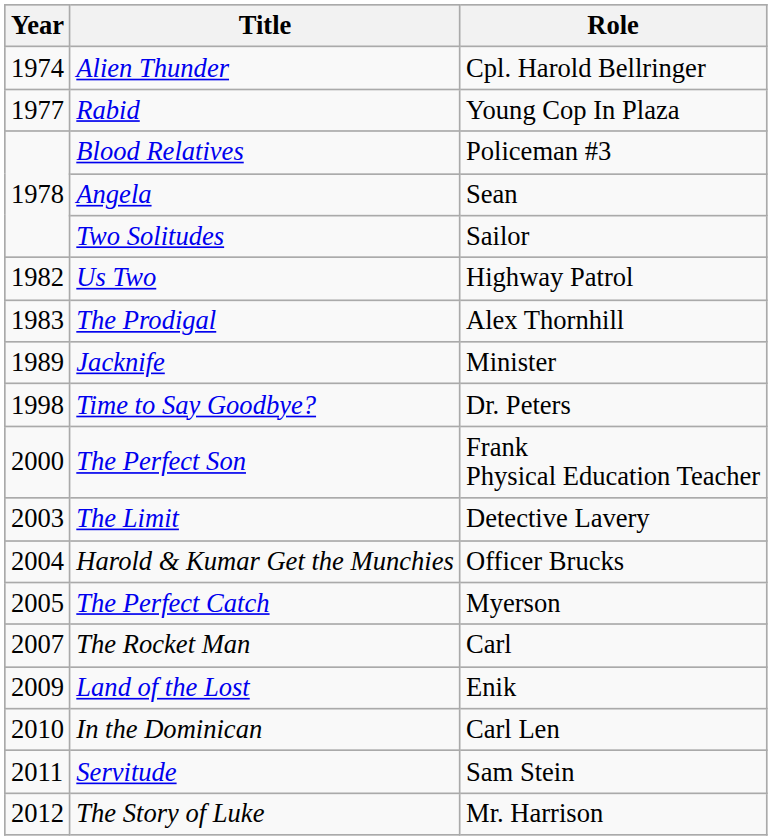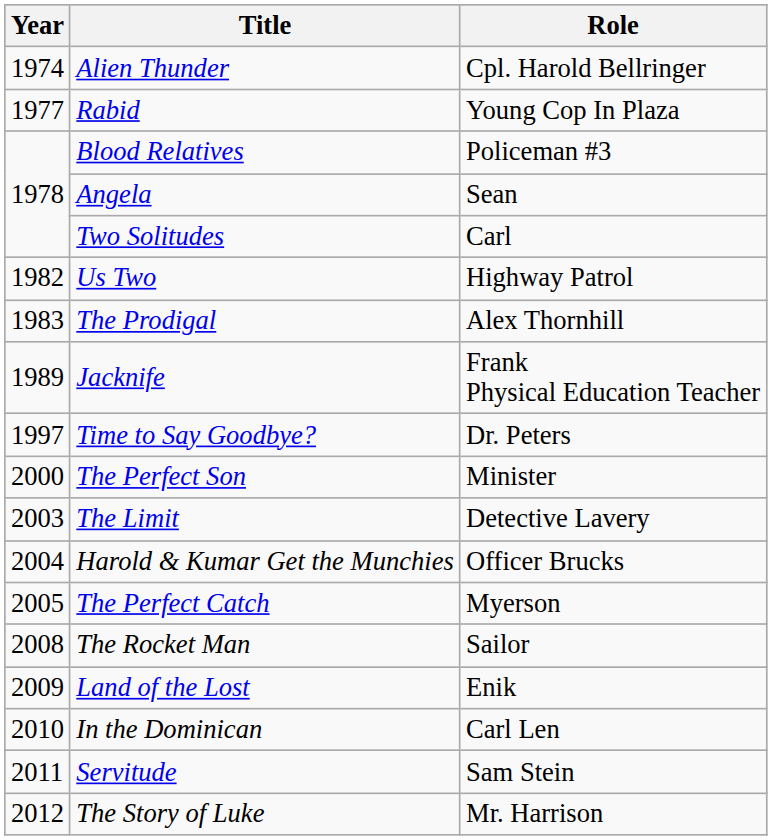(498, 236) Sailor -> (489, 236) Carl
(511, 362) Minister -> (613, 377) Frank Physical Education Teacher
(38, 404) 1998 -> (38, 434) 1997
(613, 461) Frank Physical Education Teacher -> (511, 476) Minister
(38, 645) 2007 -> (38, 645) 2008
(489, 645) Carl -> (498, 645) Sailor
